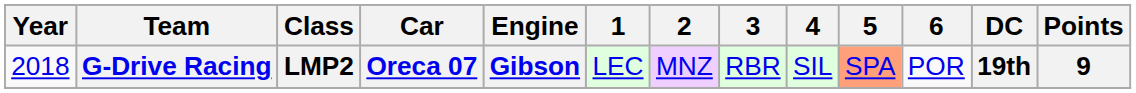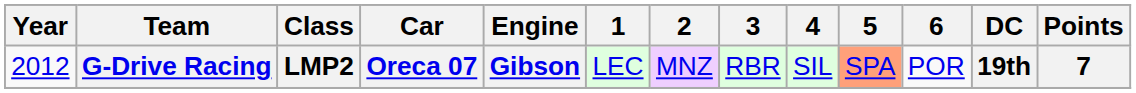(40, 67) 2018 -> (40, 67) 2012
(1084, 67) 9 -> (1084, 67) 7
